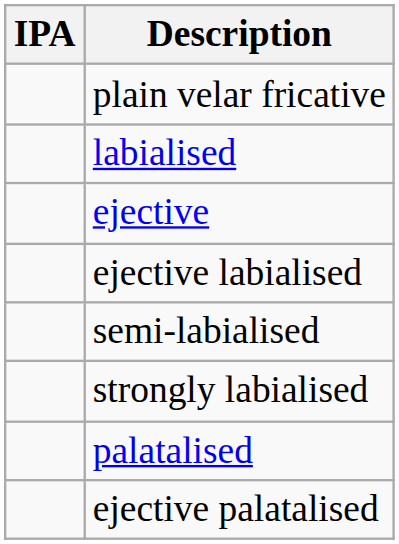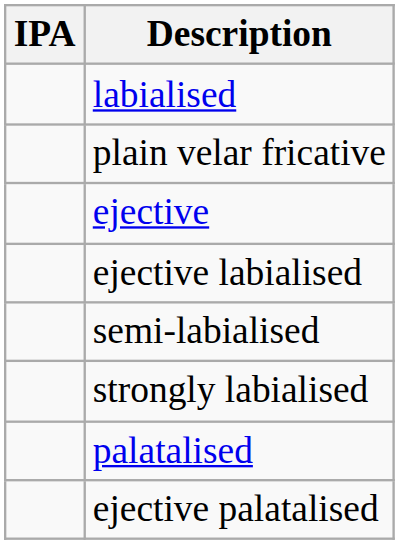rows swapped: (239, 93) <-> (165, 152)
